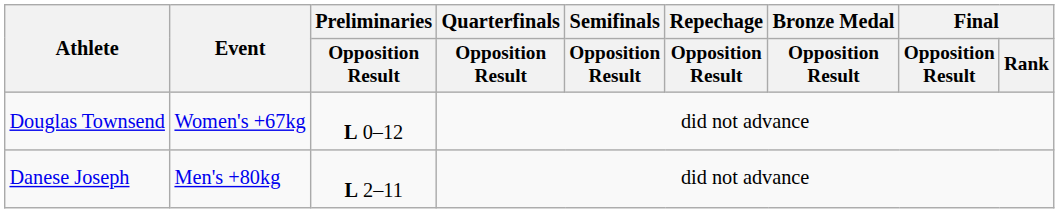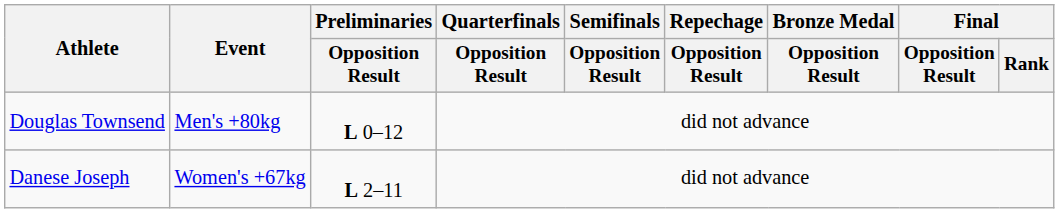(240, 121) Women's +67kg -> (227, 121) Men's +80kg
(227, 178) Men's +80kg -> (240, 178) Women's +67kg
